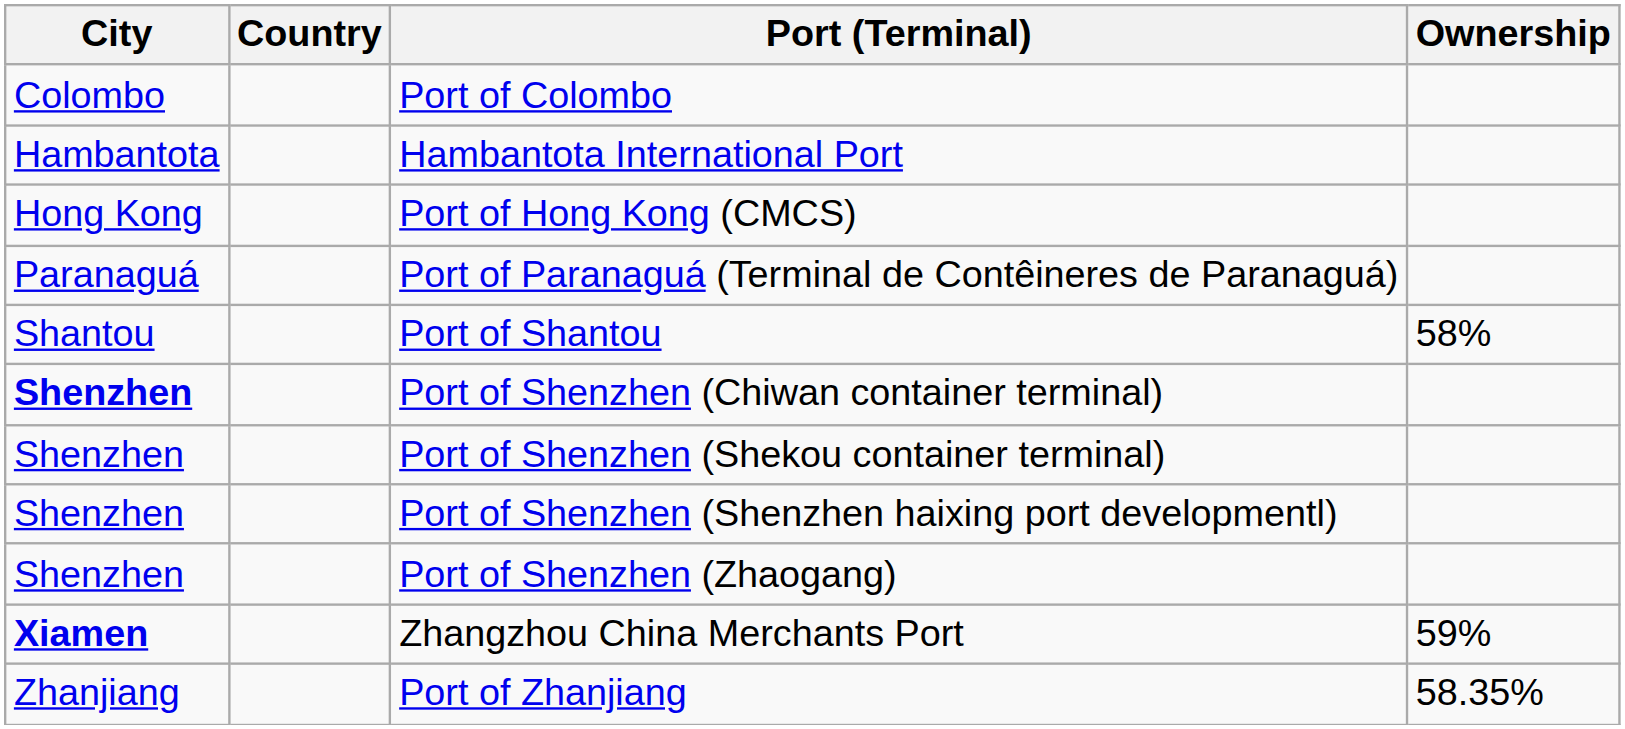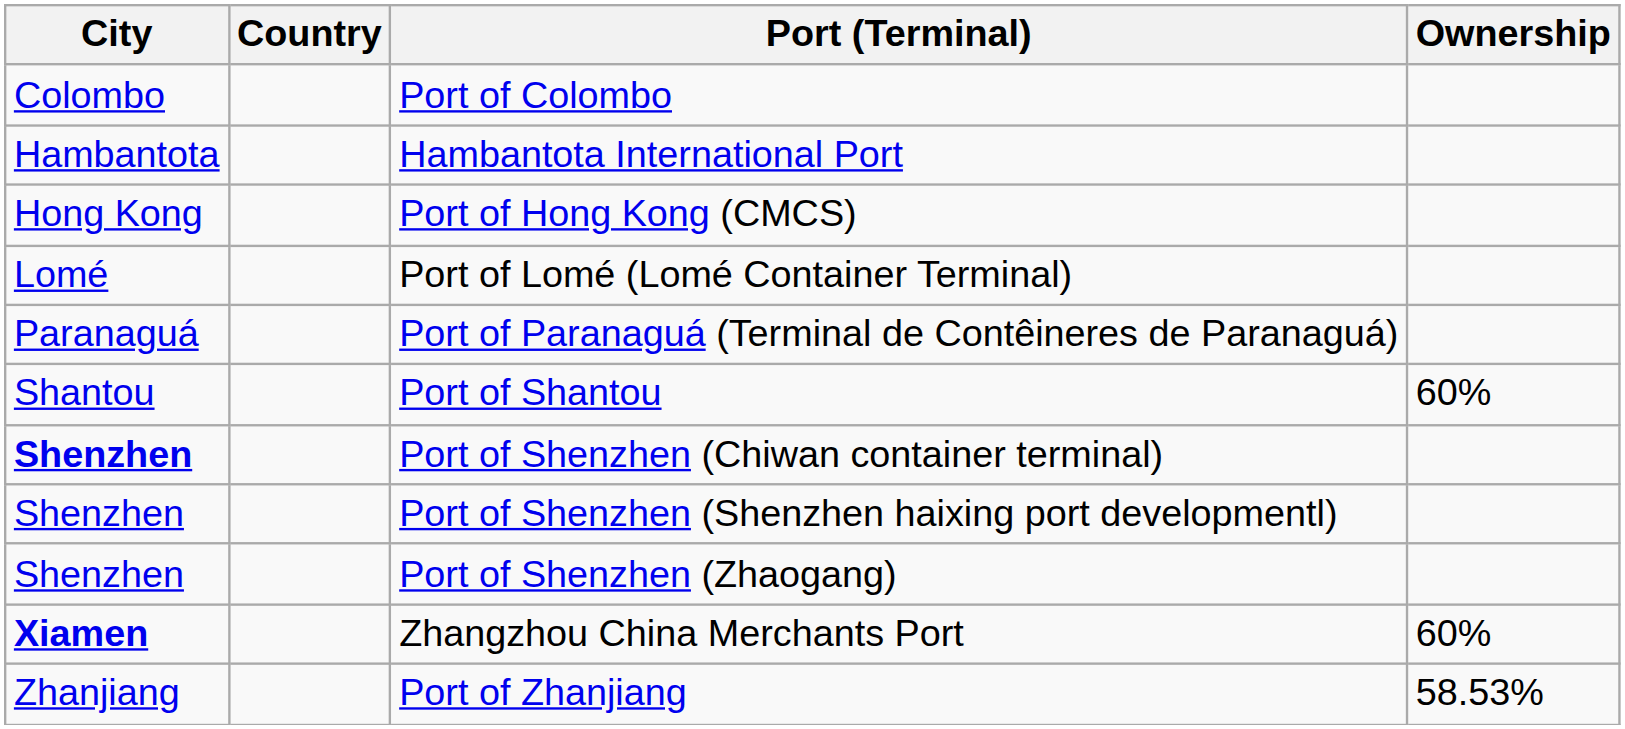+ row: (736, 273)
(1454, 333) 58% -> (1454, 393) 60%
- row: (782, 453)
(1454, 633) 59% -> (1454, 633) 60%
(1480, 693) 58.35% -> (1480, 693) 58.53%
